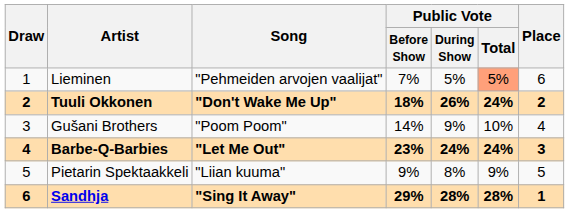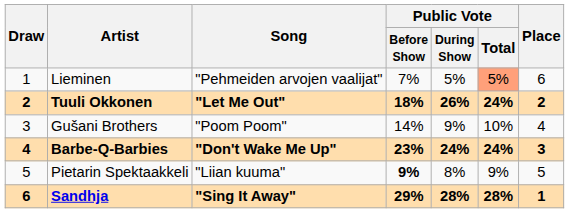(266, 102) "Don't Wake Me Up" -> (240, 102) "Let Me Out"
(240, 149) "Let Me Out" -> (266, 149) "Don't Wake Me Up"
(409, 172) normal -> (409, 172) bold
